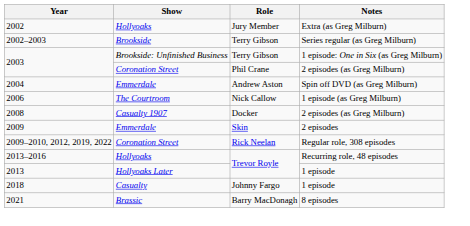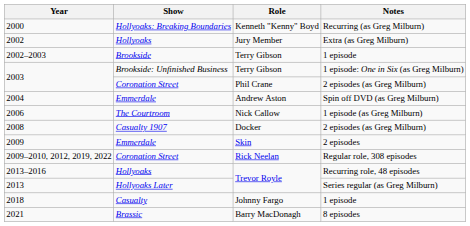+ row: (15, 26)
(359, 41) Series regular (as Greg Milburn) -> (340, 55) 1 episode
(318, 171) 1 episode -> (380, 185) Series regular (as Greg Milburn)
